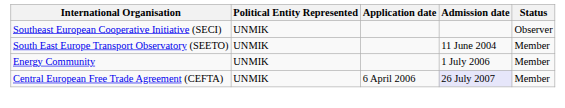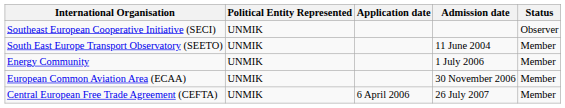+ row: (97, 78)
(468, 78) lavender background -> (462, 95) no background
